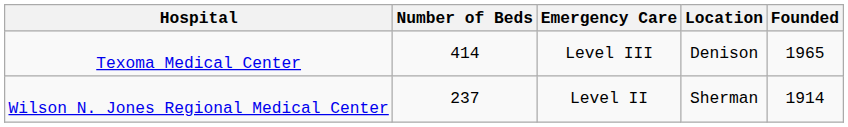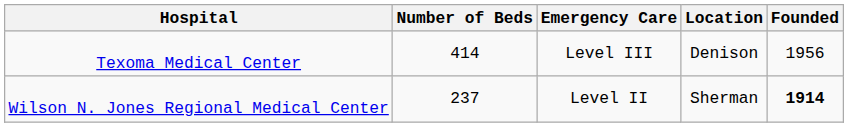(805, 54) 1965 -> (805, 54) 1956
(805, 99) normal -> (805, 99) bold
